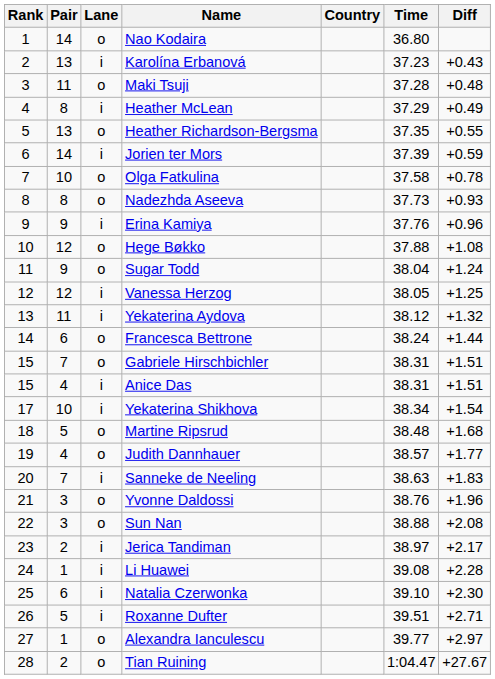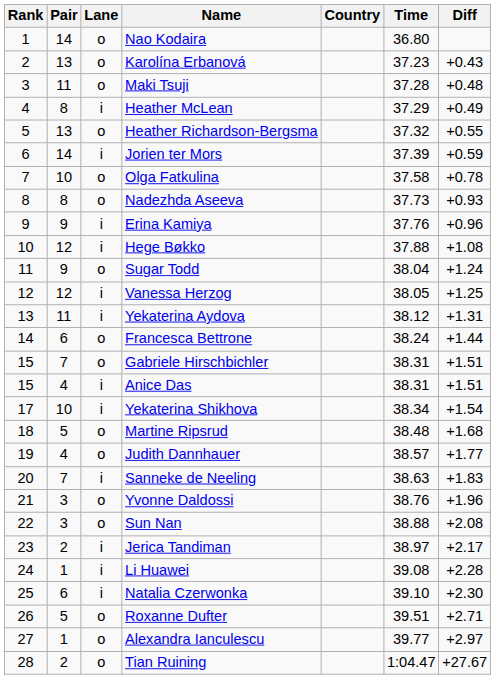(101, 62) i -> (101, 62) o
(411, 131) 37.35 -> (411, 131) 37.32
(101, 246) o -> (101, 246) i
(465, 316) +1.32 -> (465, 316) +1.31
(101, 616) i -> (101, 616) o
